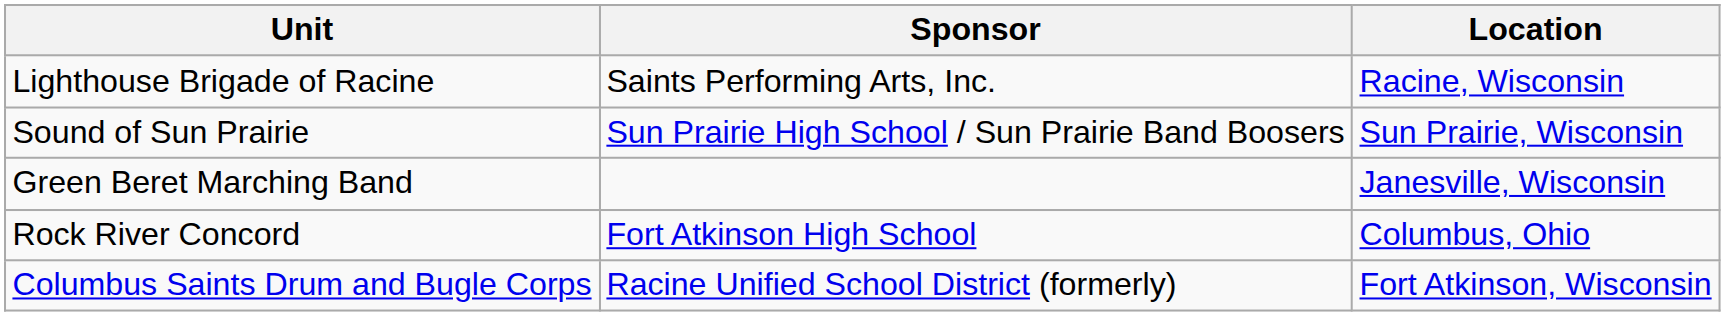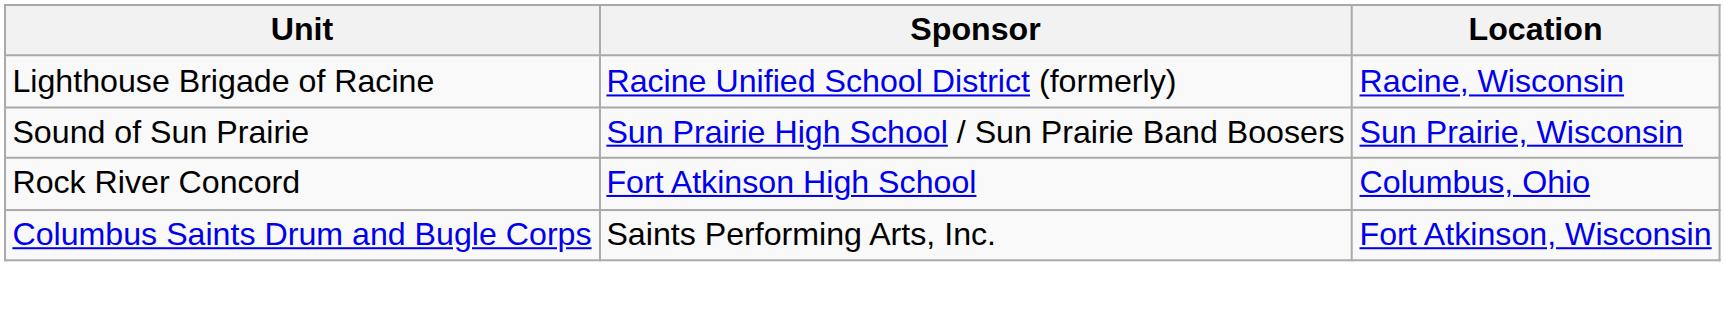(801, 81) Saints Performing Arts, Inc. -> (891, 81) Racine Unified School District (formerly)
- row: (213, 183)
(891, 285) Racine Unified School District (formerly) -> (801, 234) Saints Performing Arts, Inc.
